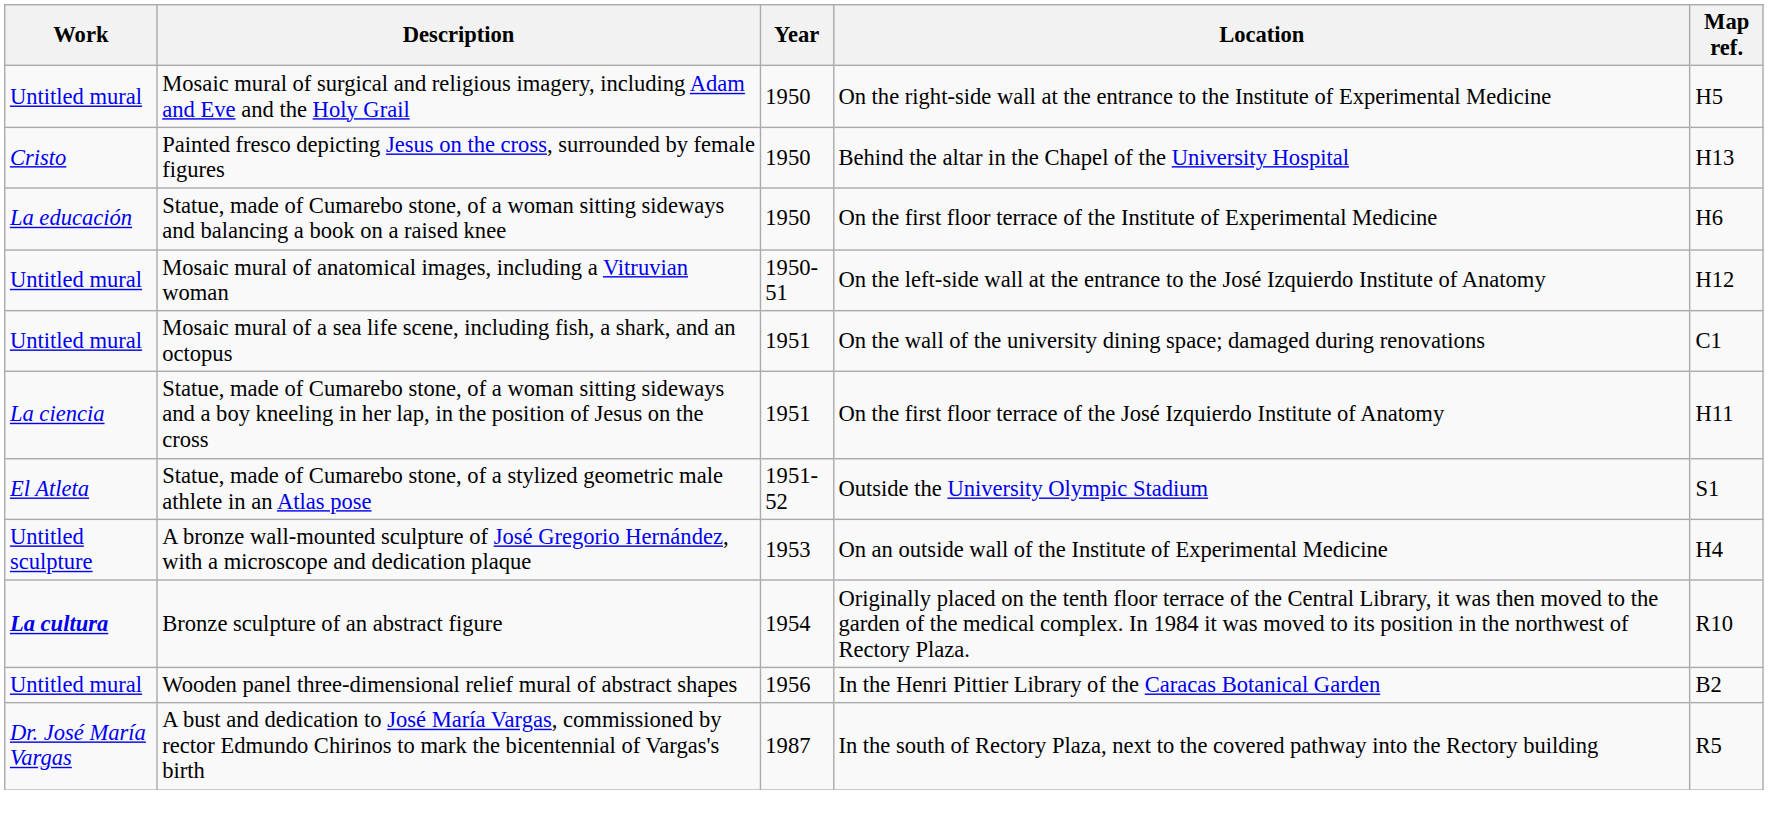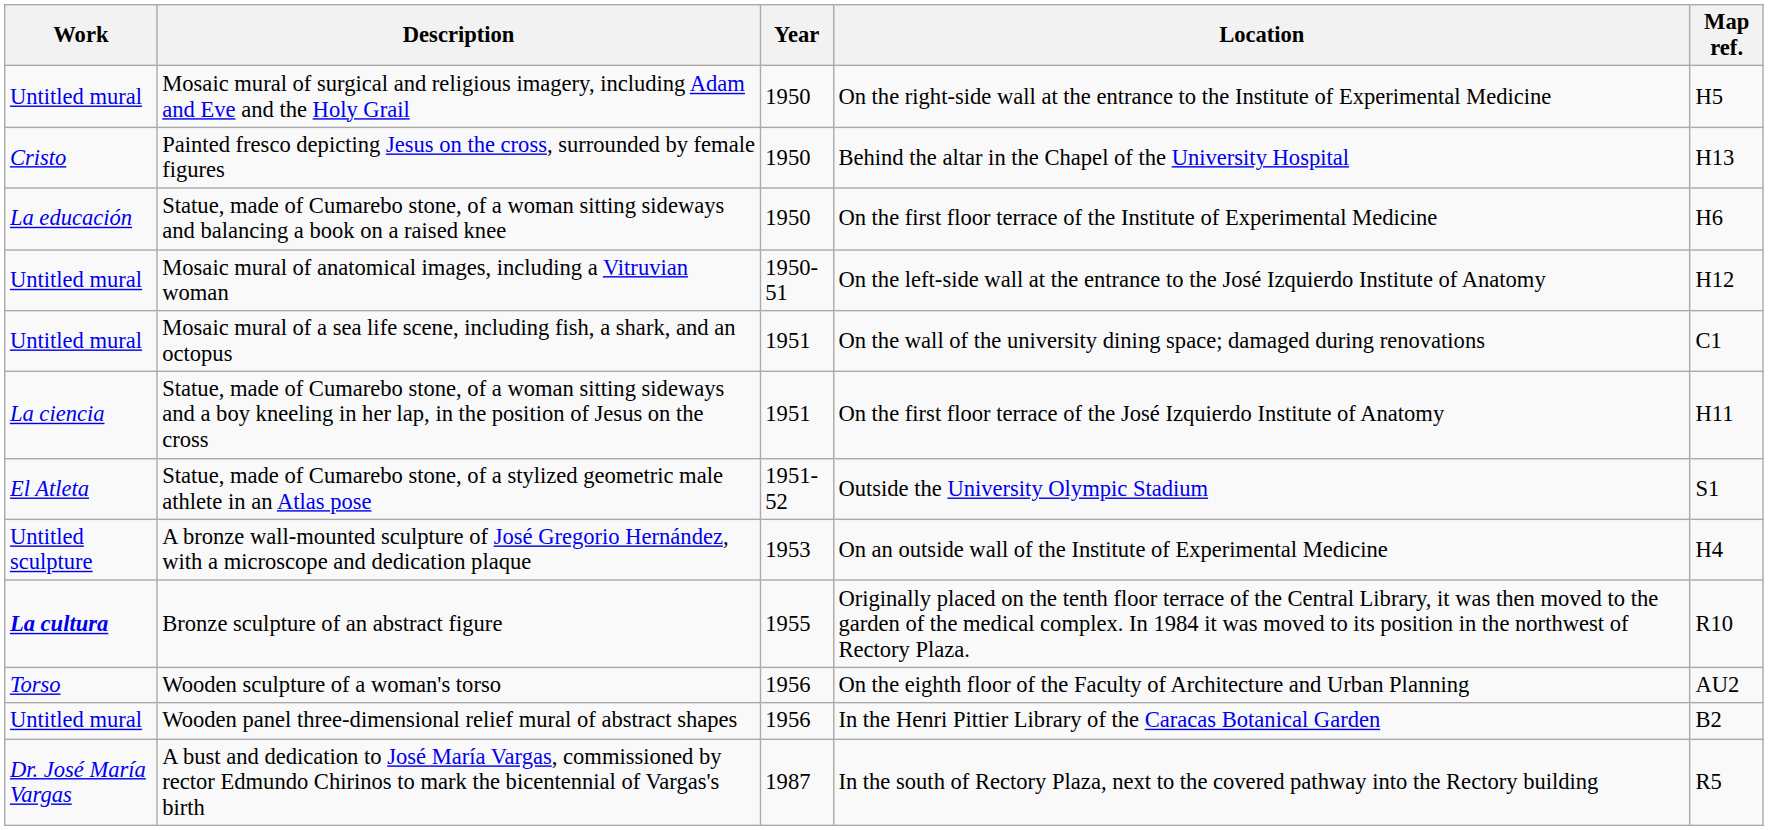(788, 623) 1954 -> (788, 623) 1955
+ row: (332, 684)
